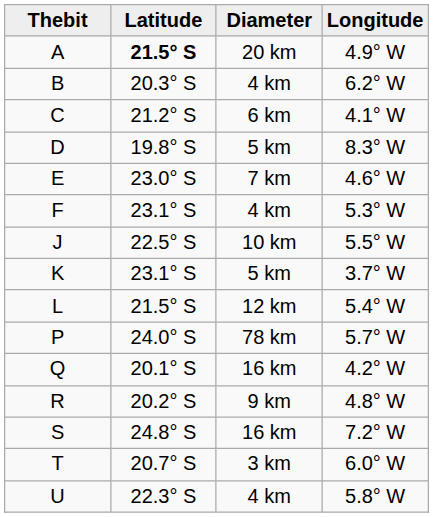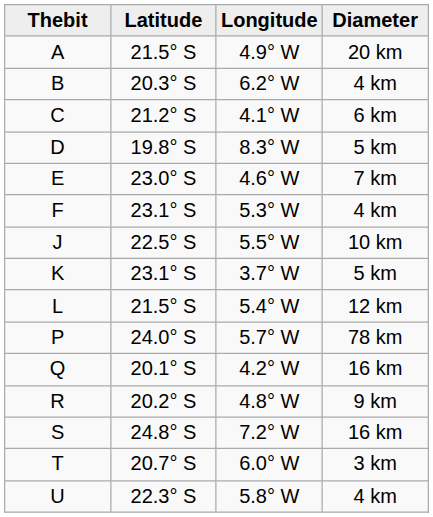columns swapped: (375, 20) <-> (269, 20)
(163, 52) bold -> (163, 52) normal
